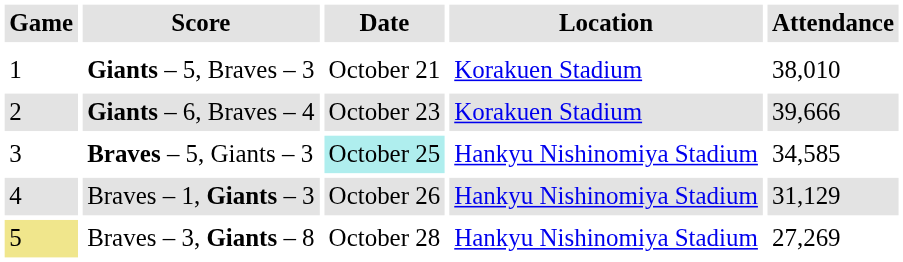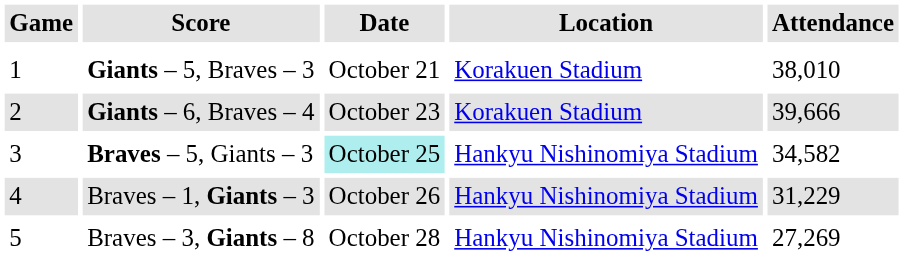(806, 154) 34,585 -> (806, 154) 34,582
(806, 196) 31,129 -> (806, 196) 31,229
(16, 238) khaki background -> (16, 238) no background
